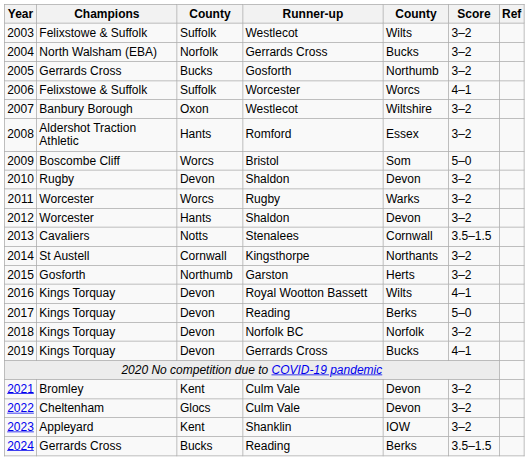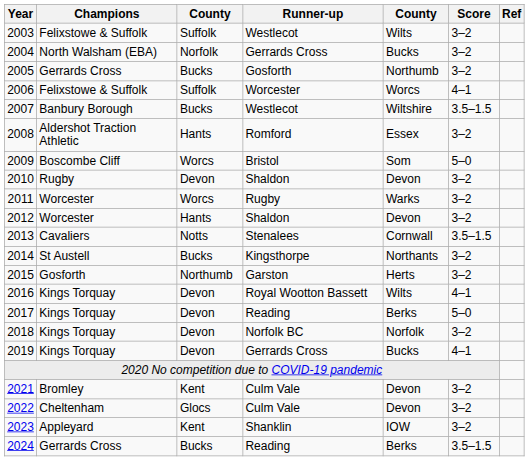(194, 109) Oxon -> (196, 109) Bucks
(462, 109) 3–2 -> (472, 109) 3.5–1.5
(203, 255) Cornwall -> (196, 255) Bucks
